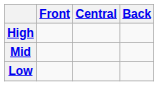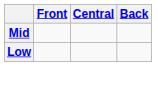- row: (20, 33)
